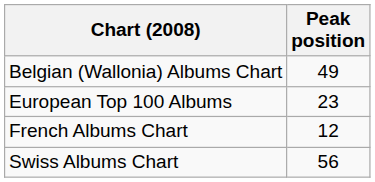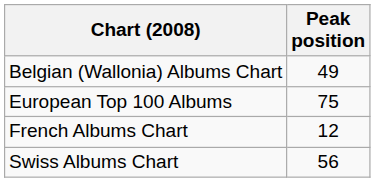(328, 101) 23 -> (328, 101) 75
